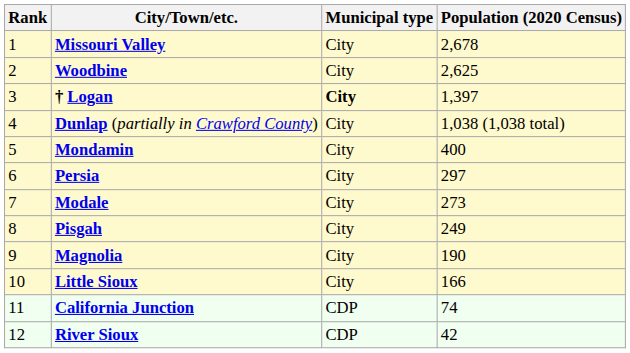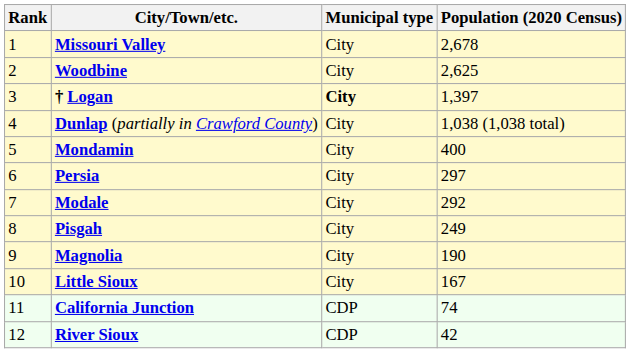(453, 202) 273 -> (453, 202) 292
(453, 281) 166 -> (453, 281) 167
